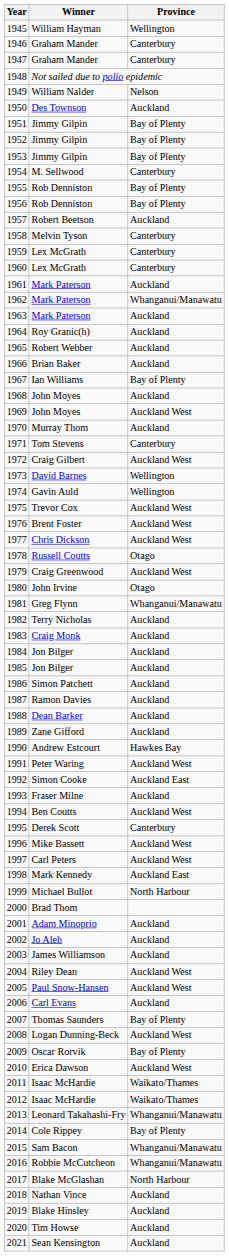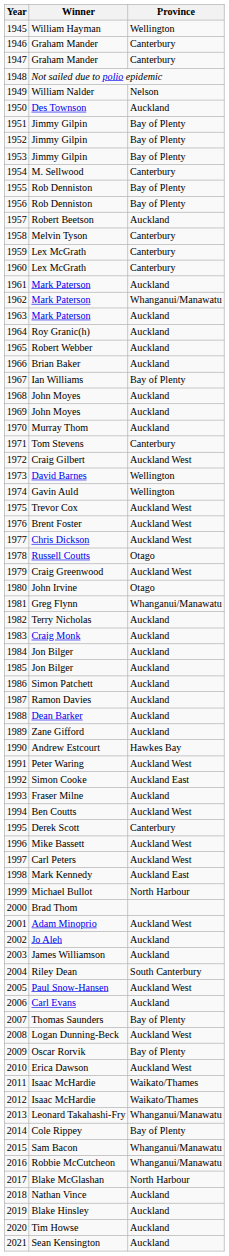(161, 412) Auckland West -> (150, 412) Auckland
(150, 923) Auckland -> (161, 923) Auckland West
(161, 971) Auckland West -> (166, 971) South Canterbury
